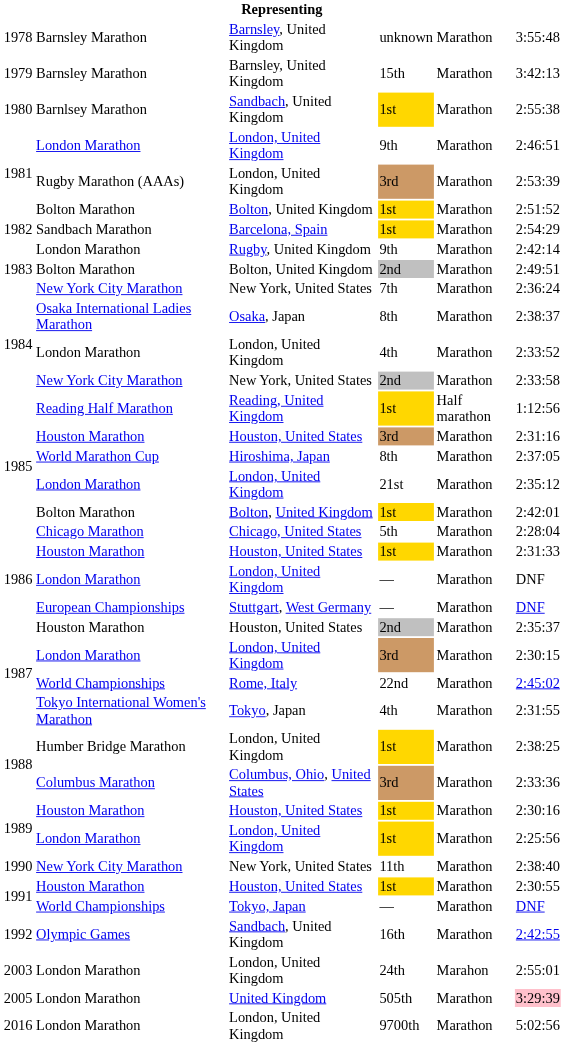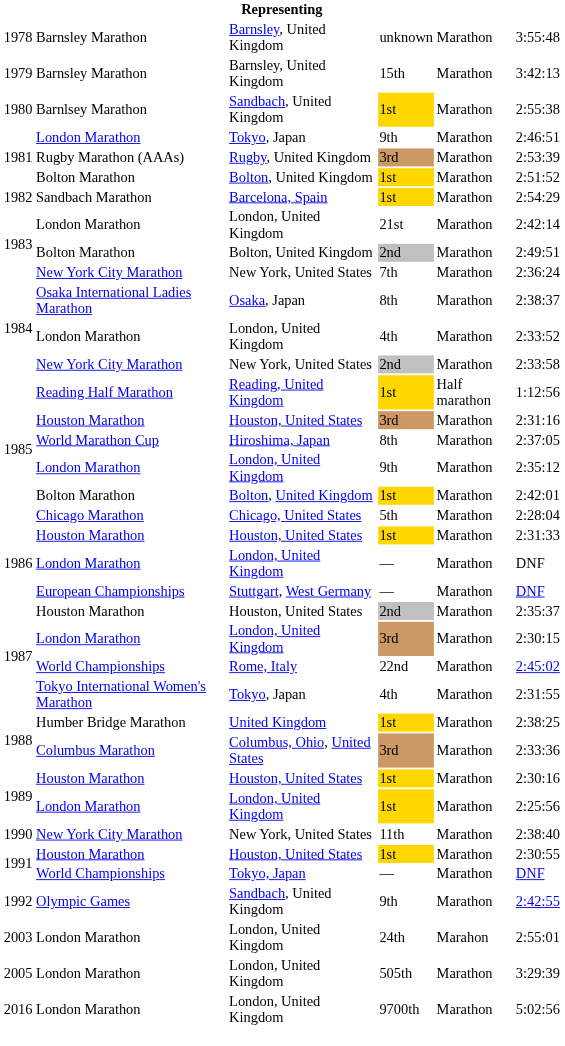(275, 145) London, United Kingdom -> (267, 137) Tokyo, Japan
(275, 181) London, United Kingdom -> (300, 157) Rugby, United Kingdom
(300, 249) Rugby, United Kingdom -> (275, 224) London, United Kingdom
(389, 249) 9th -> (391, 224) 21st
(391, 484) 21st -> (389, 467) 9th
(275, 746) London, United Kingdom -> (278, 722) United Kingdom
(392, 934) 16th -> (389, 901) 9th
(278, 998) United Kingdom -> (275, 973) London, United Kingdom
(538, 998) pink background -> (538, 973) no background
